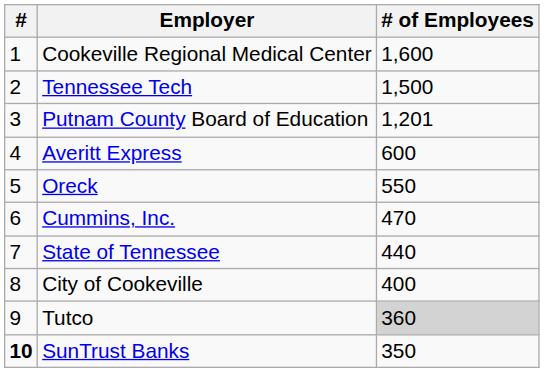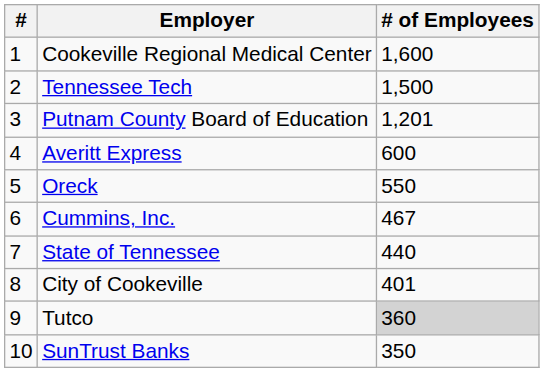(399, 218) 470 -> (399, 218) 467
(399, 284) 400 -> (399, 284) 401
(21, 350) bold -> (21, 350) normal
